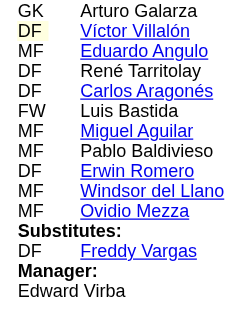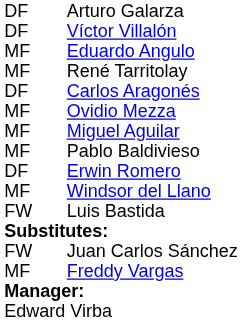(31, 11) GK -> (16, 11) DF
(30, 31) lightyellow background -> (16, 31) no background
(30, 71) DF -> (17, 71) MF
rows swapped: (135, 211) <-> (129, 111)
+ row: (152, 251)
(30, 251) DF -> (17, 271) MF
